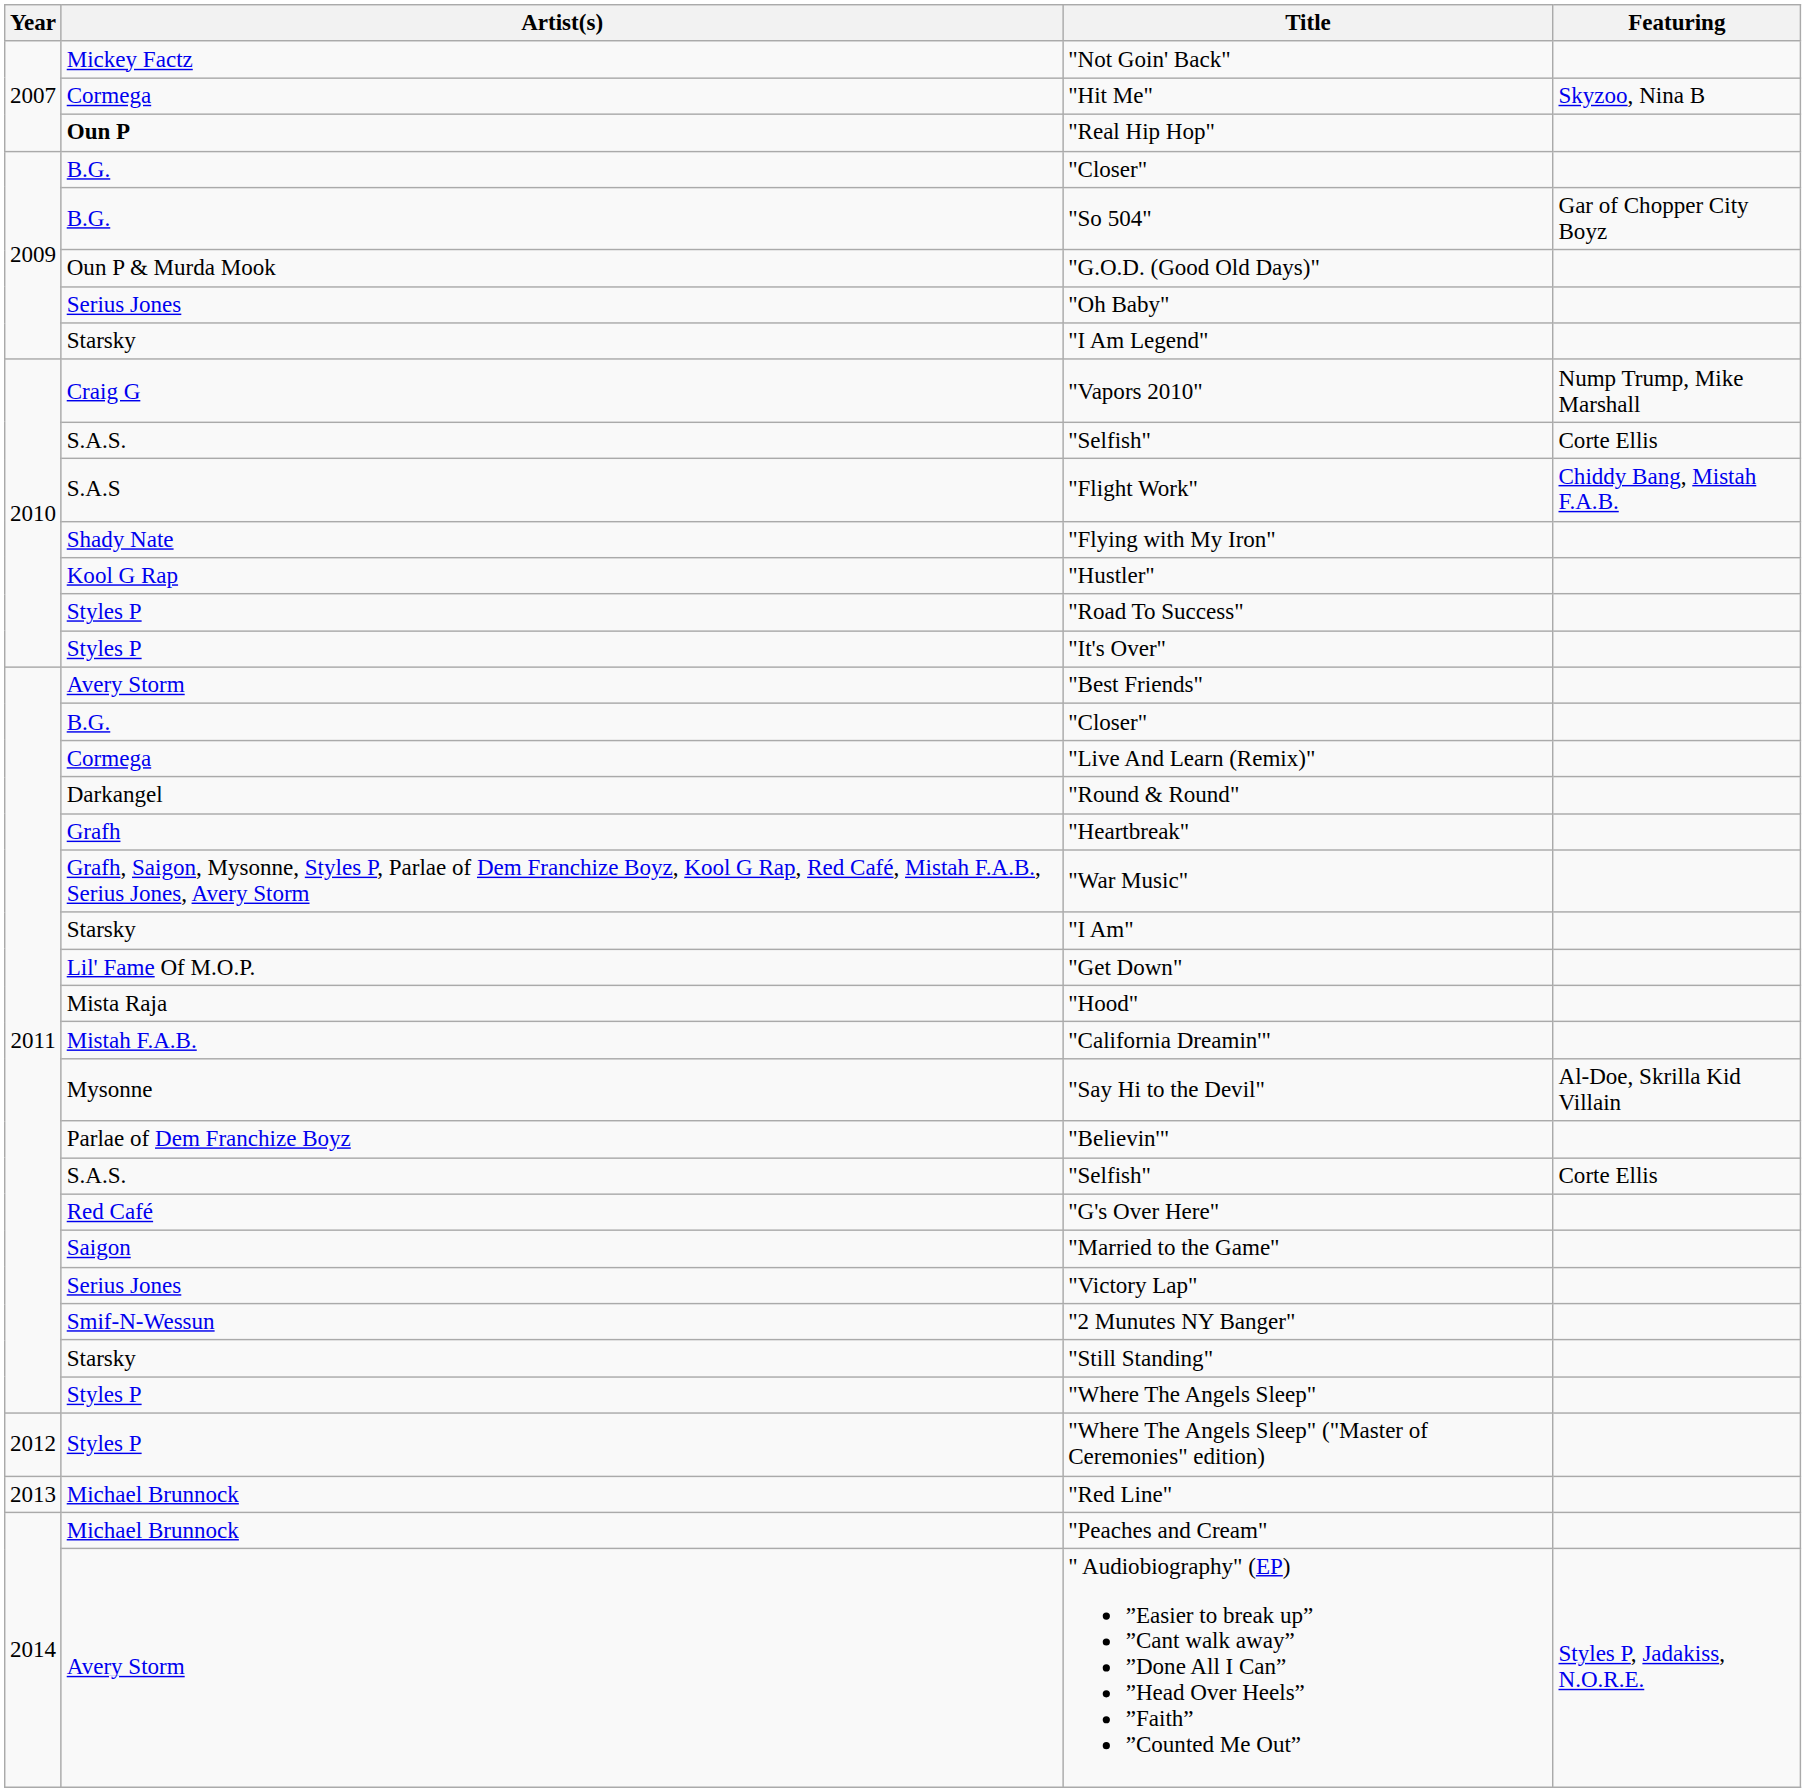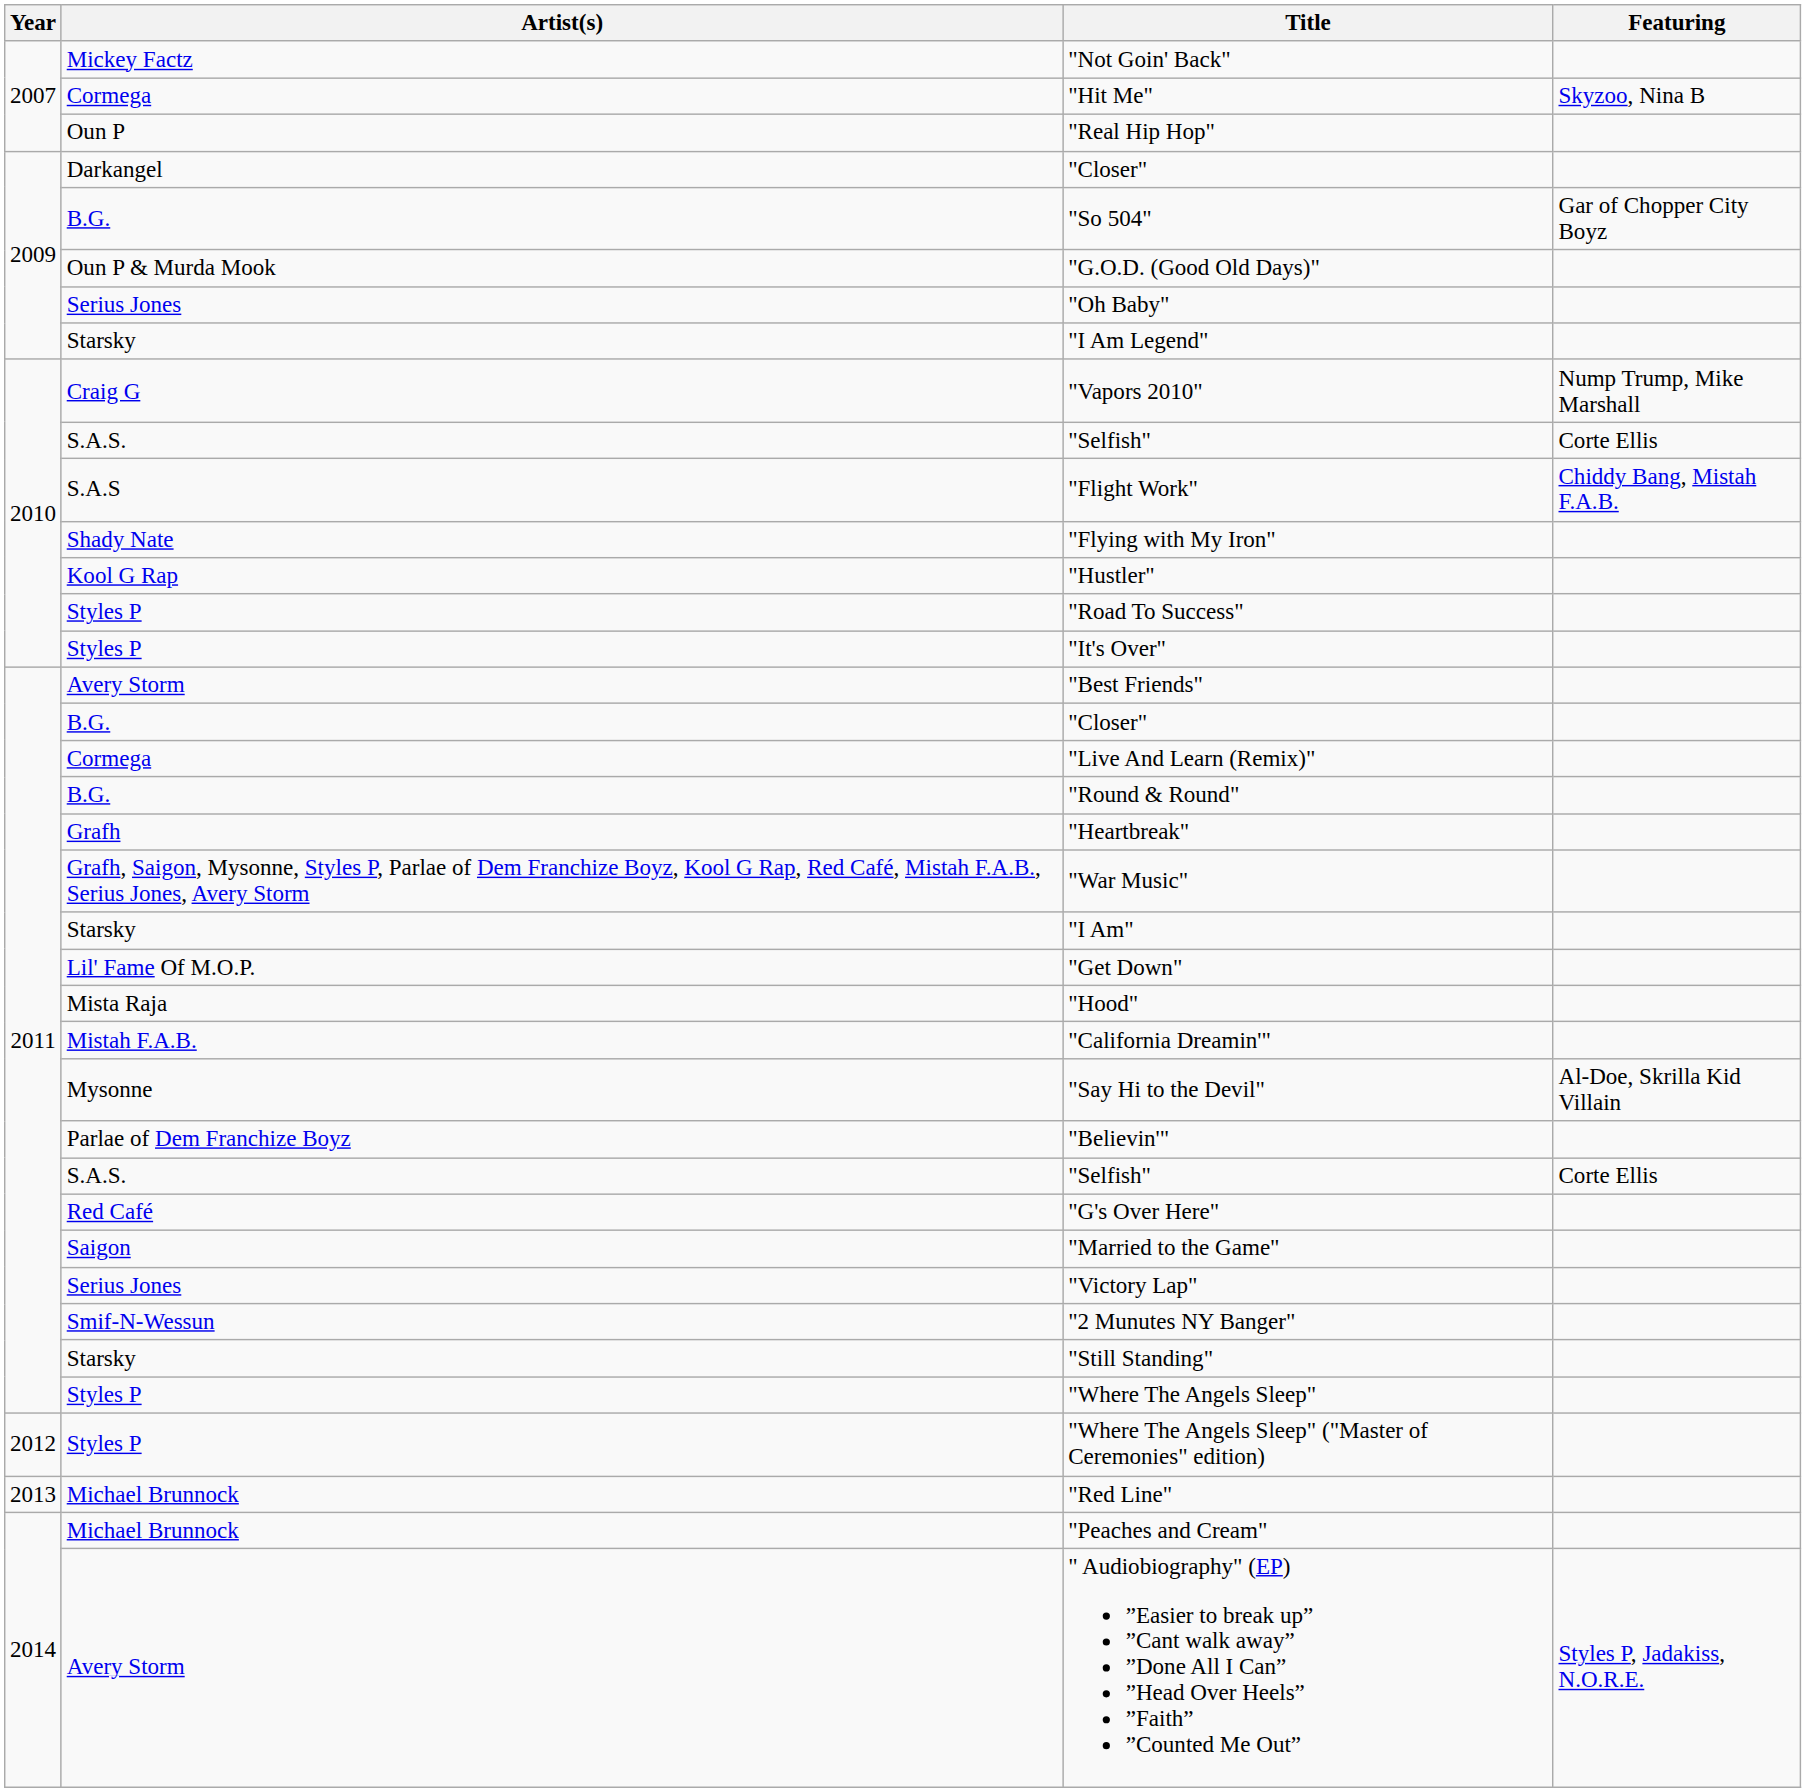(98, 132) bold -> (96, 132) normal
(88, 168) B.G. -> (115, 168) Darkangel
(115, 794) Darkangel -> (88, 794) B.G.
